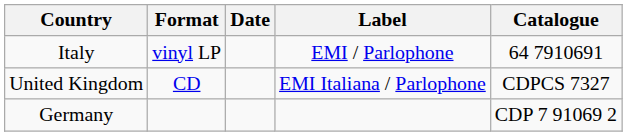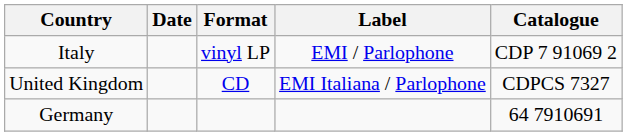columns swapped: (250, 20) <-> (187, 20)
(556, 51) 64 7910691 -> (556, 51) CDP 7 91069 2
(556, 114) CDP 7 91069 2 -> (556, 114) 64 7910691
